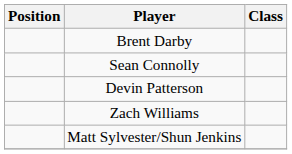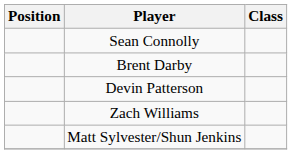rows swapped: (154, 40) <-> (154, 64)
